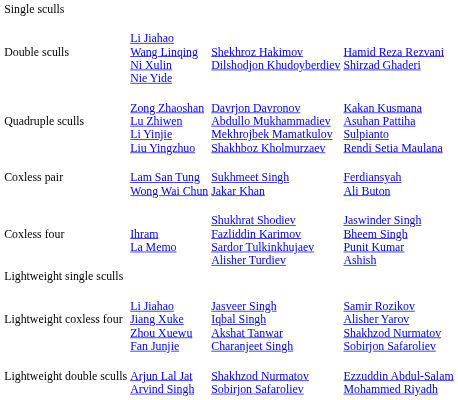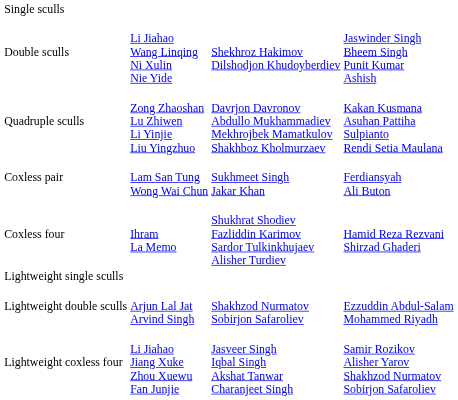(394, 58) Hamid Reza Rezvani Shirzad Ghaderi -> (382, 58) Jaswinder Singh Bheem Singh Punit Kumar Ashish
(382, 240) Jaswinder Singh Bheem Singh Punit Kumar Ashish -> (394, 240) Hamid Reza Rezvani Shirzad Ghaderi
rows swapped: (66, 376) <-> (63, 319)
